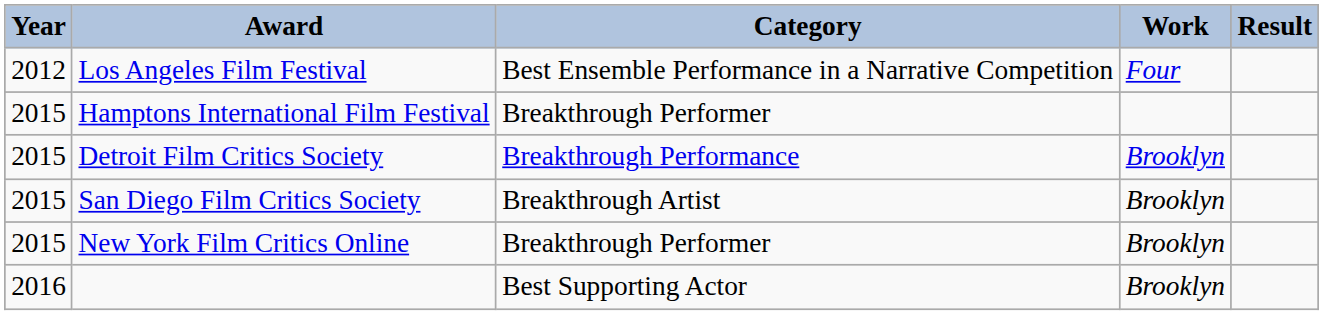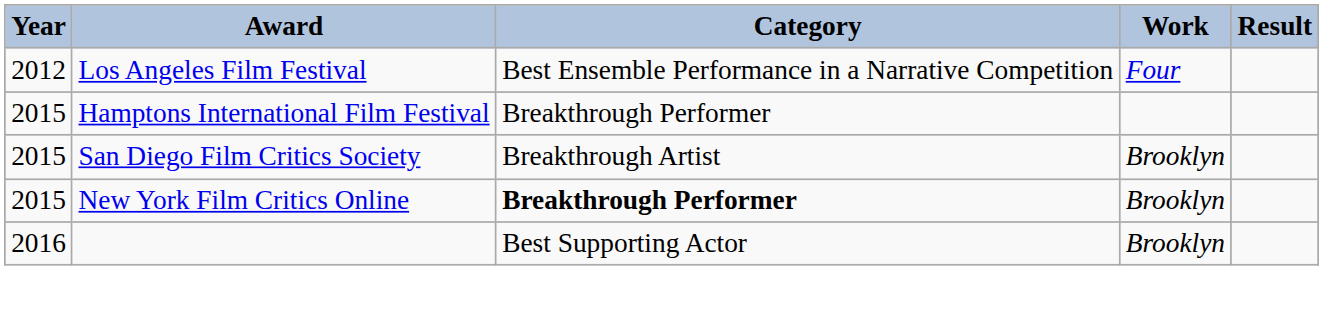- row: (231, 156)
(636, 243) normal -> (650, 199) bold
